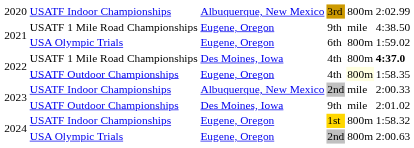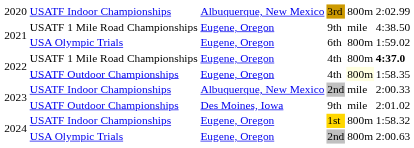(242, 58) Des Moines, Iowa -> (237, 58) Eugene, Oregon
